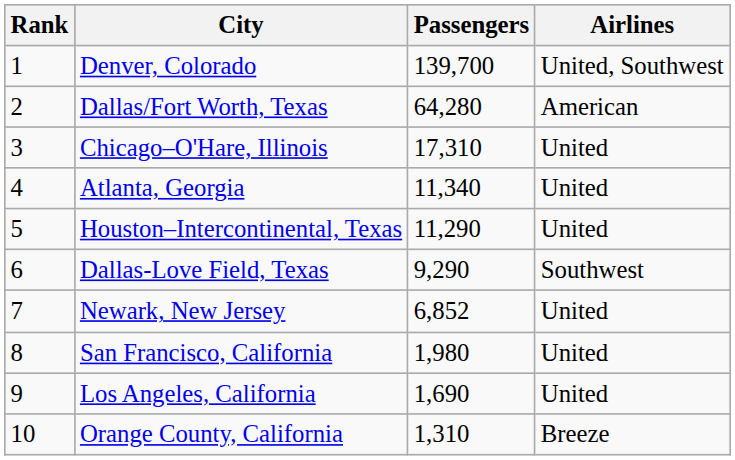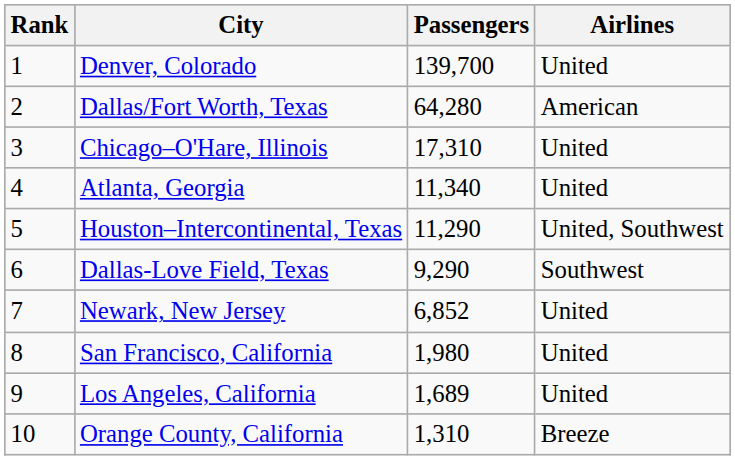(632, 65) United, Southwest -> (574, 65) United
(574, 229) United -> (632, 229) United, Southwest
(442, 392) 1,690 -> (442, 392) 1,689
